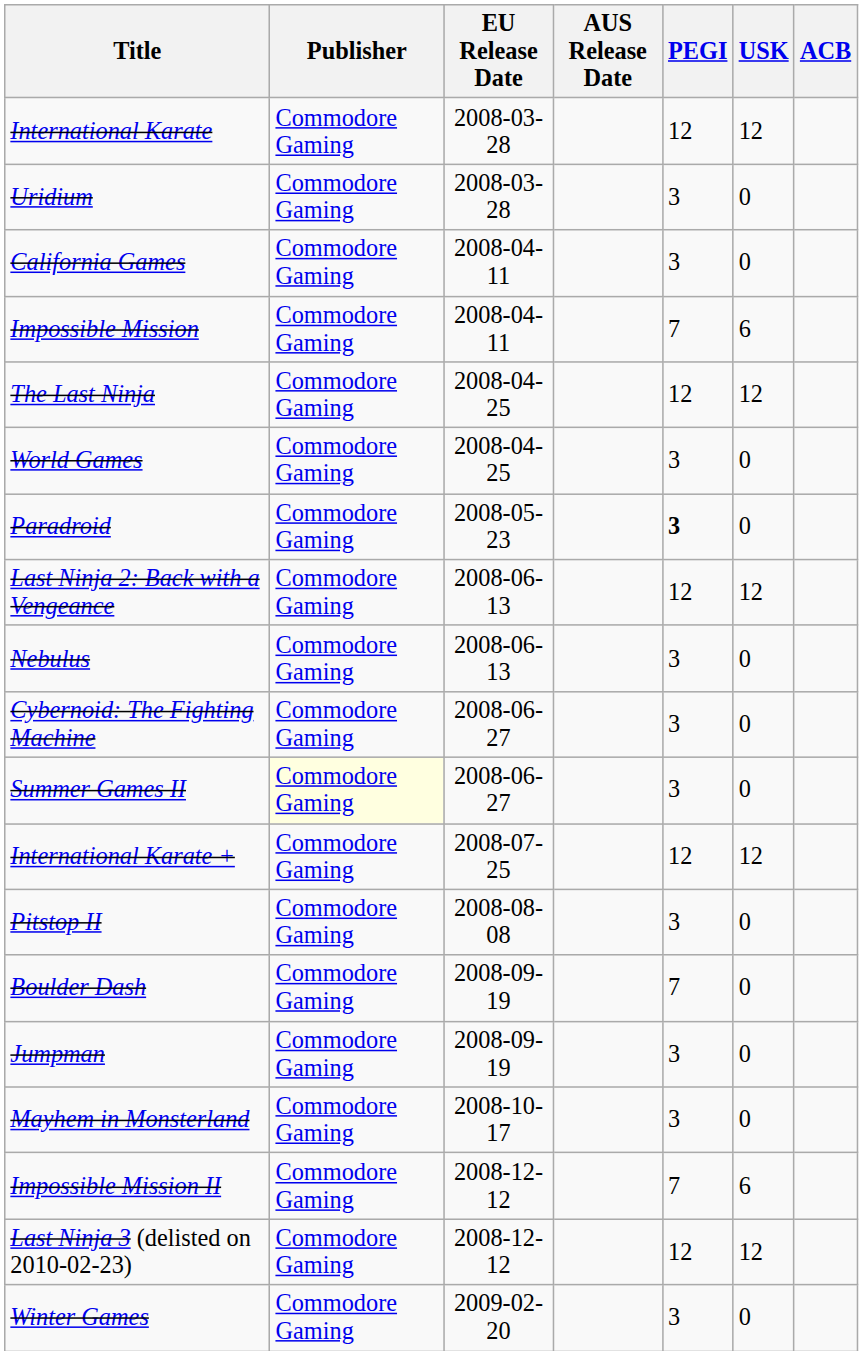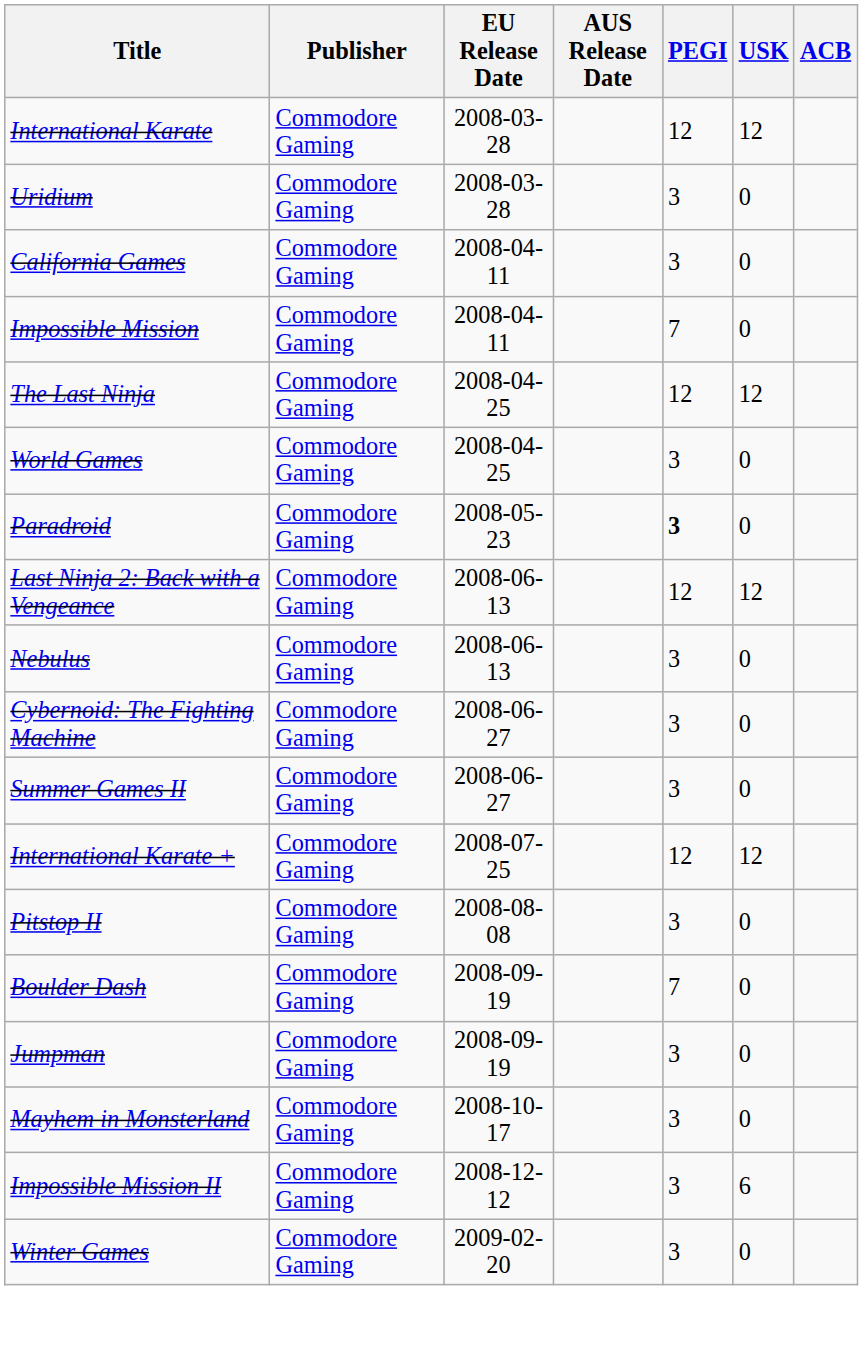(745, 328) 6 -> (745, 328) 0
(336, 790) lightyellow background -> (336, 790) no background
(674, 1185) 7 -> (674, 1185) 3
- row: (131, 1251)
